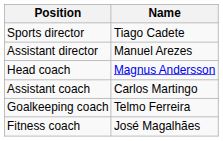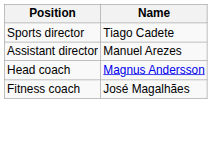- row: (49, 88)
- row: (58, 107)
